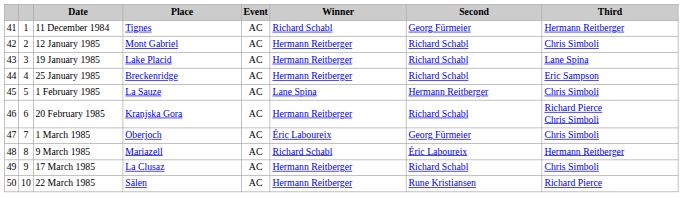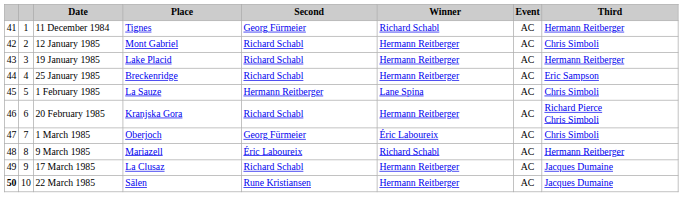columns swapped: (256, 12) <-> (474, 12)
(566, 60) Lane Spina -> (584, 60) Hermann Reitberger
(572, 167) Chris Simboli -> (579, 167) Jacques Dumaine
(12, 183) normal -> (12, 183) bold
(573, 183) Richard Pierce -> (579, 183) Jacques Dumaine
